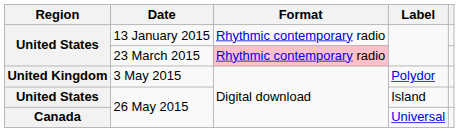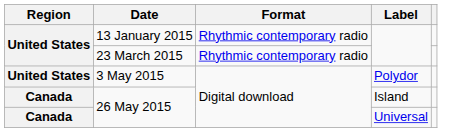(301, 55) pink background -> (283, 55) no background
(57, 76) United Kingdom -> (49, 76) United States
(57, 96) United States -> (49, 96) Canada
